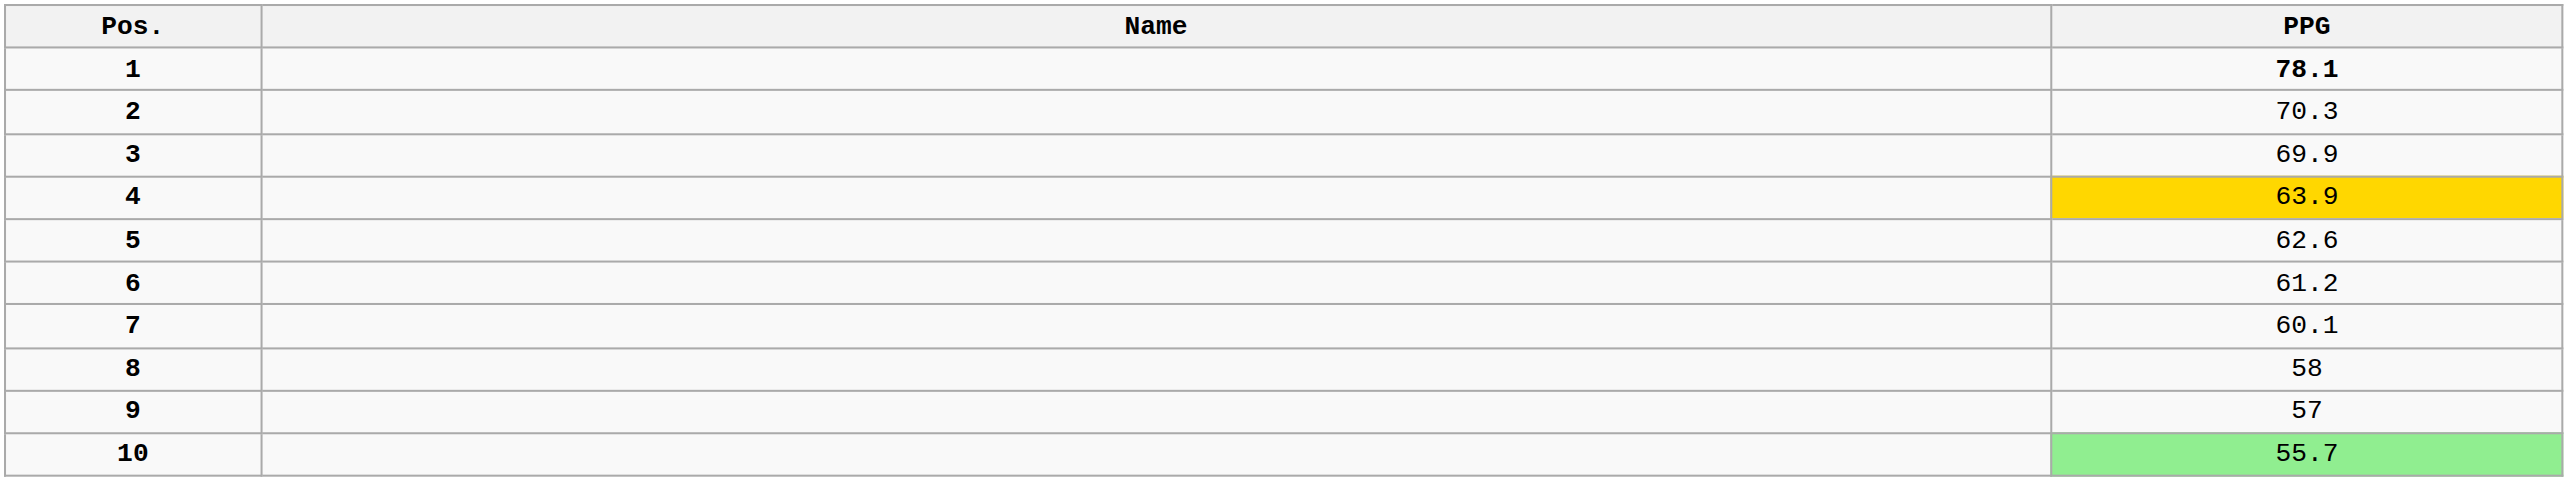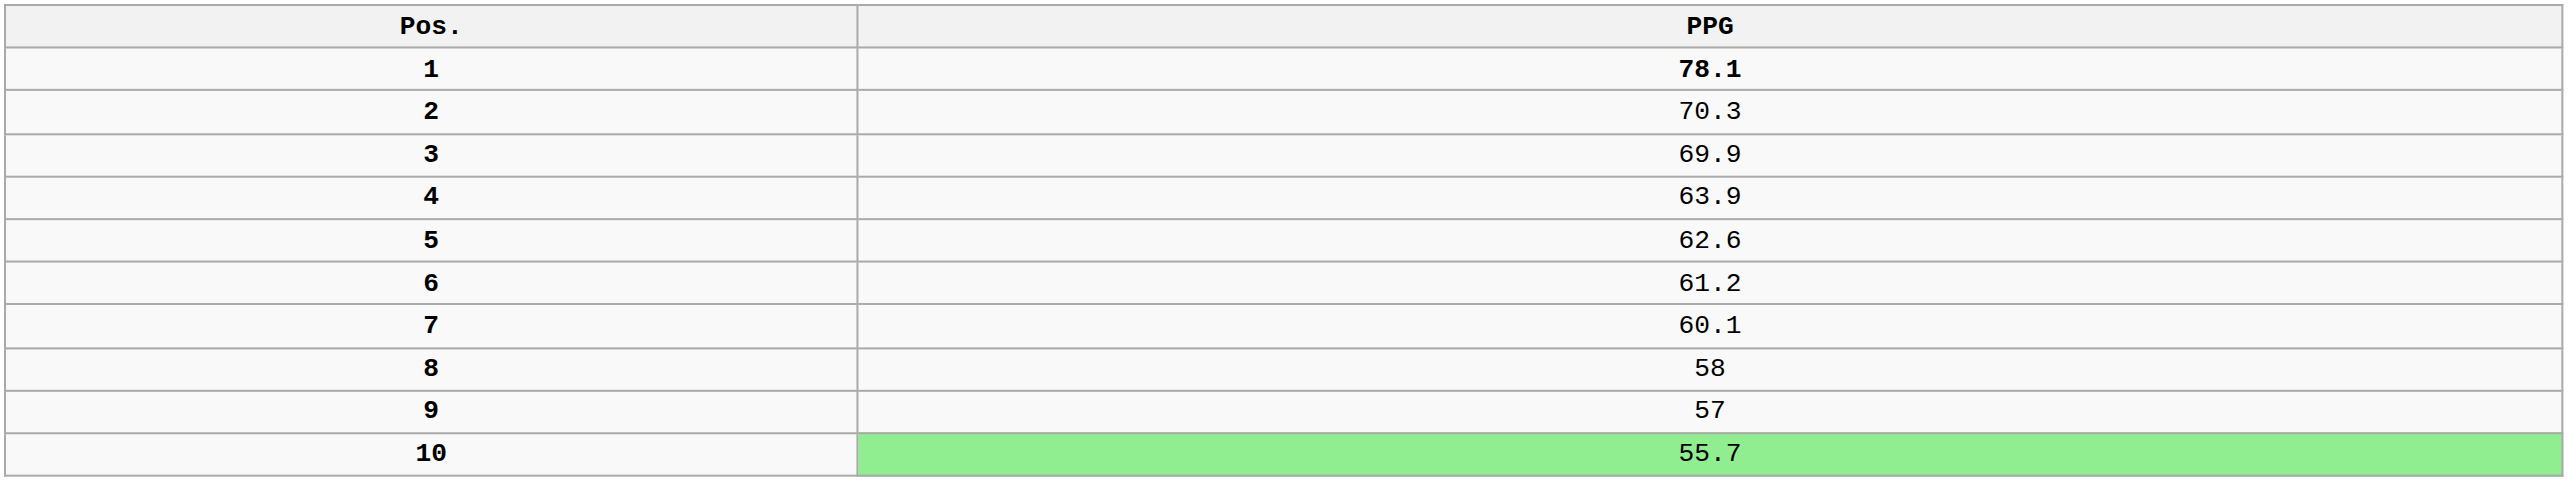- column: (1156, 26)
(2307, 198) gold background -> (1710, 198) no background
